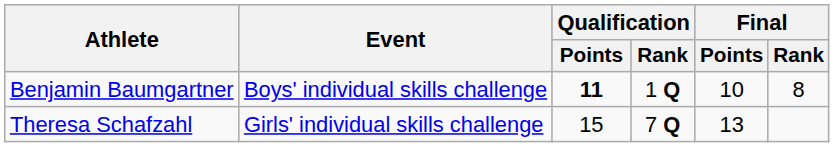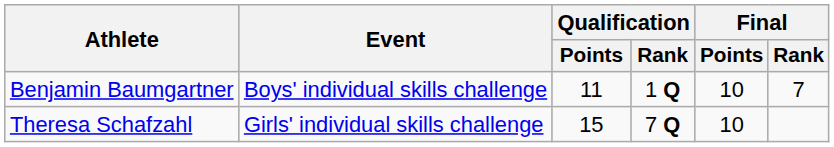(591, 90) bold -> (591, 90) normal
(799, 90) 8 -> (799, 90) 7
(732, 124) 13 -> (732, 124) 10
